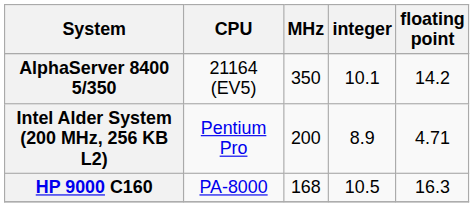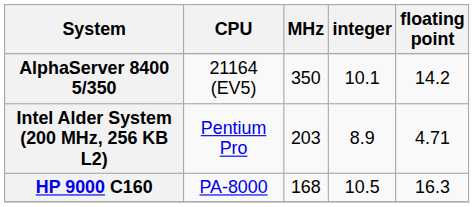(306, 137) 200 -> (306, 137) 203
